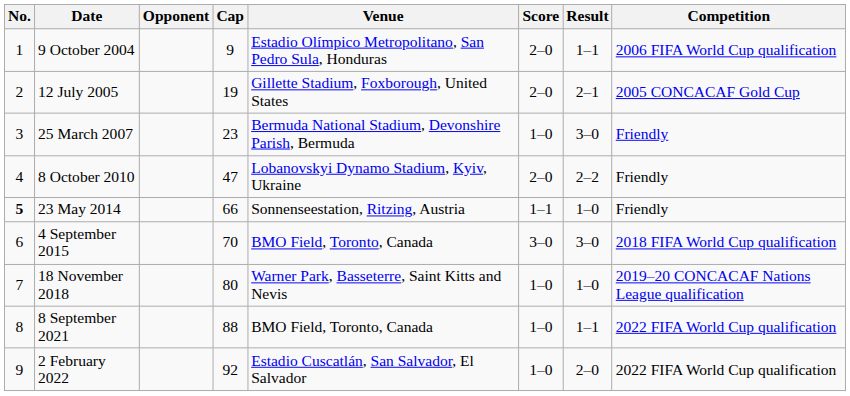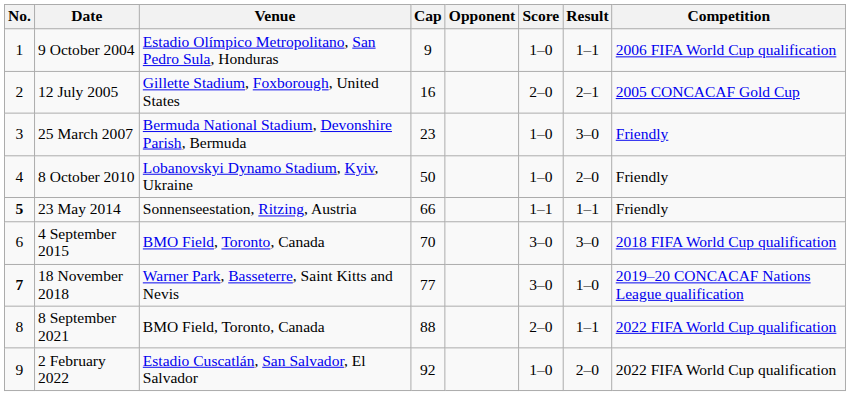columns swapped: (383, 16) <-> (176, 16)
(541, 50) 2–0 -> (541, 50) 1–0
(230, 92) 19 -> (428, 92) 16
(230, 176) 47 -> (428, 176) 50
(541, 176) 2–0 -> (541, 176) 1–0
(587, 176) 2–2 -> (587, 176) 2–0
(587, 209) 1–0 -> (587, 209) 1–1
(19, 285) normal -> (19, 285) bold
(230, 285) 80 -> (428, 285) 77
(541, 285) 1–0 -> (541, 285) 3–0
(541, 327) 1–0 -> (541, 327) 2–0
